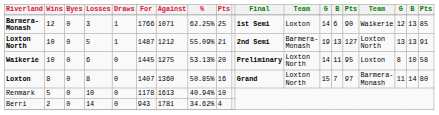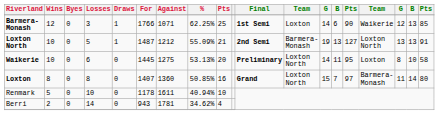(166, 93) 1613 -> (166, 93) 1611
